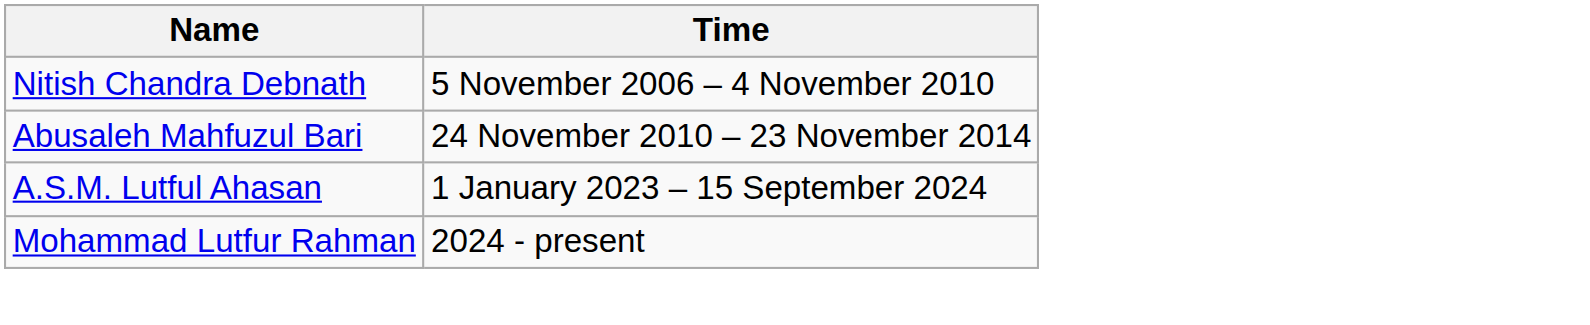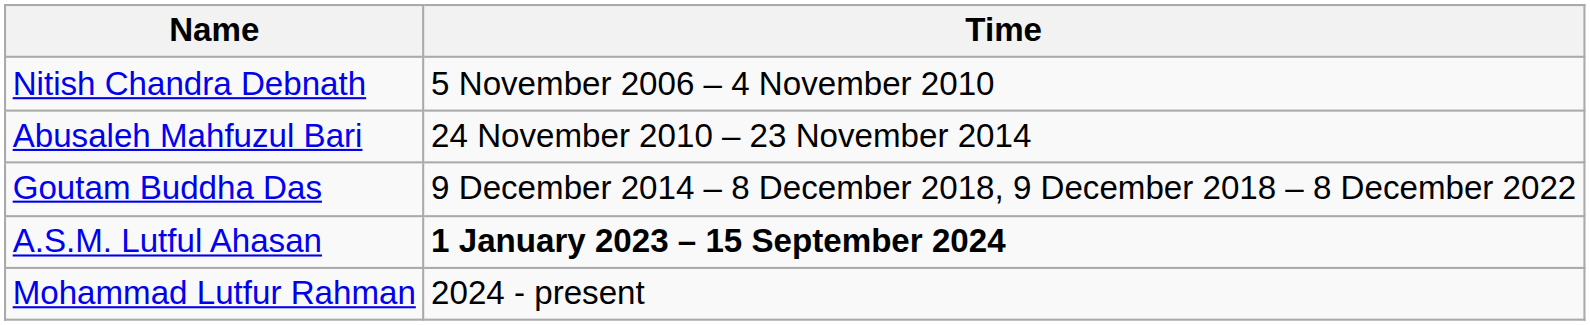+ row: (167, 188)
(709, 188) normal -> (718, 240) bold
